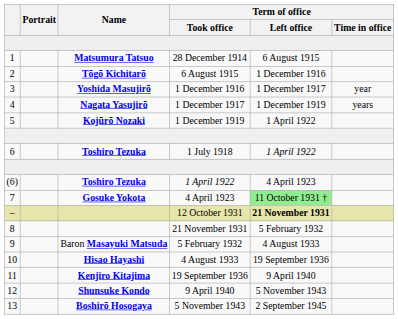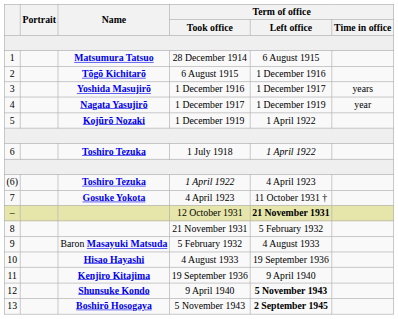(363, 89) year -> (363, 89) years
(363, 105) years -> (363, 105) year
(291, 197) lightgreen background -> (291, 197) no background
(291, 290) normal -> (291, 290) bold
(291, 306) normal -> (291, 306) bold
